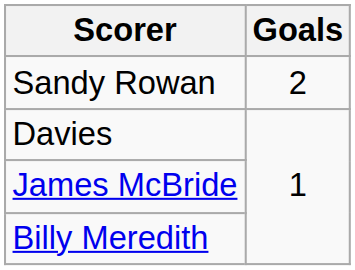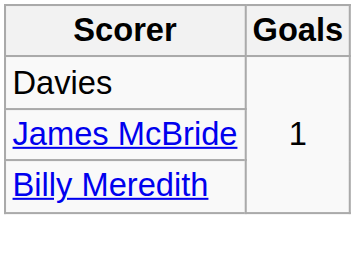- row: (114, 82)
